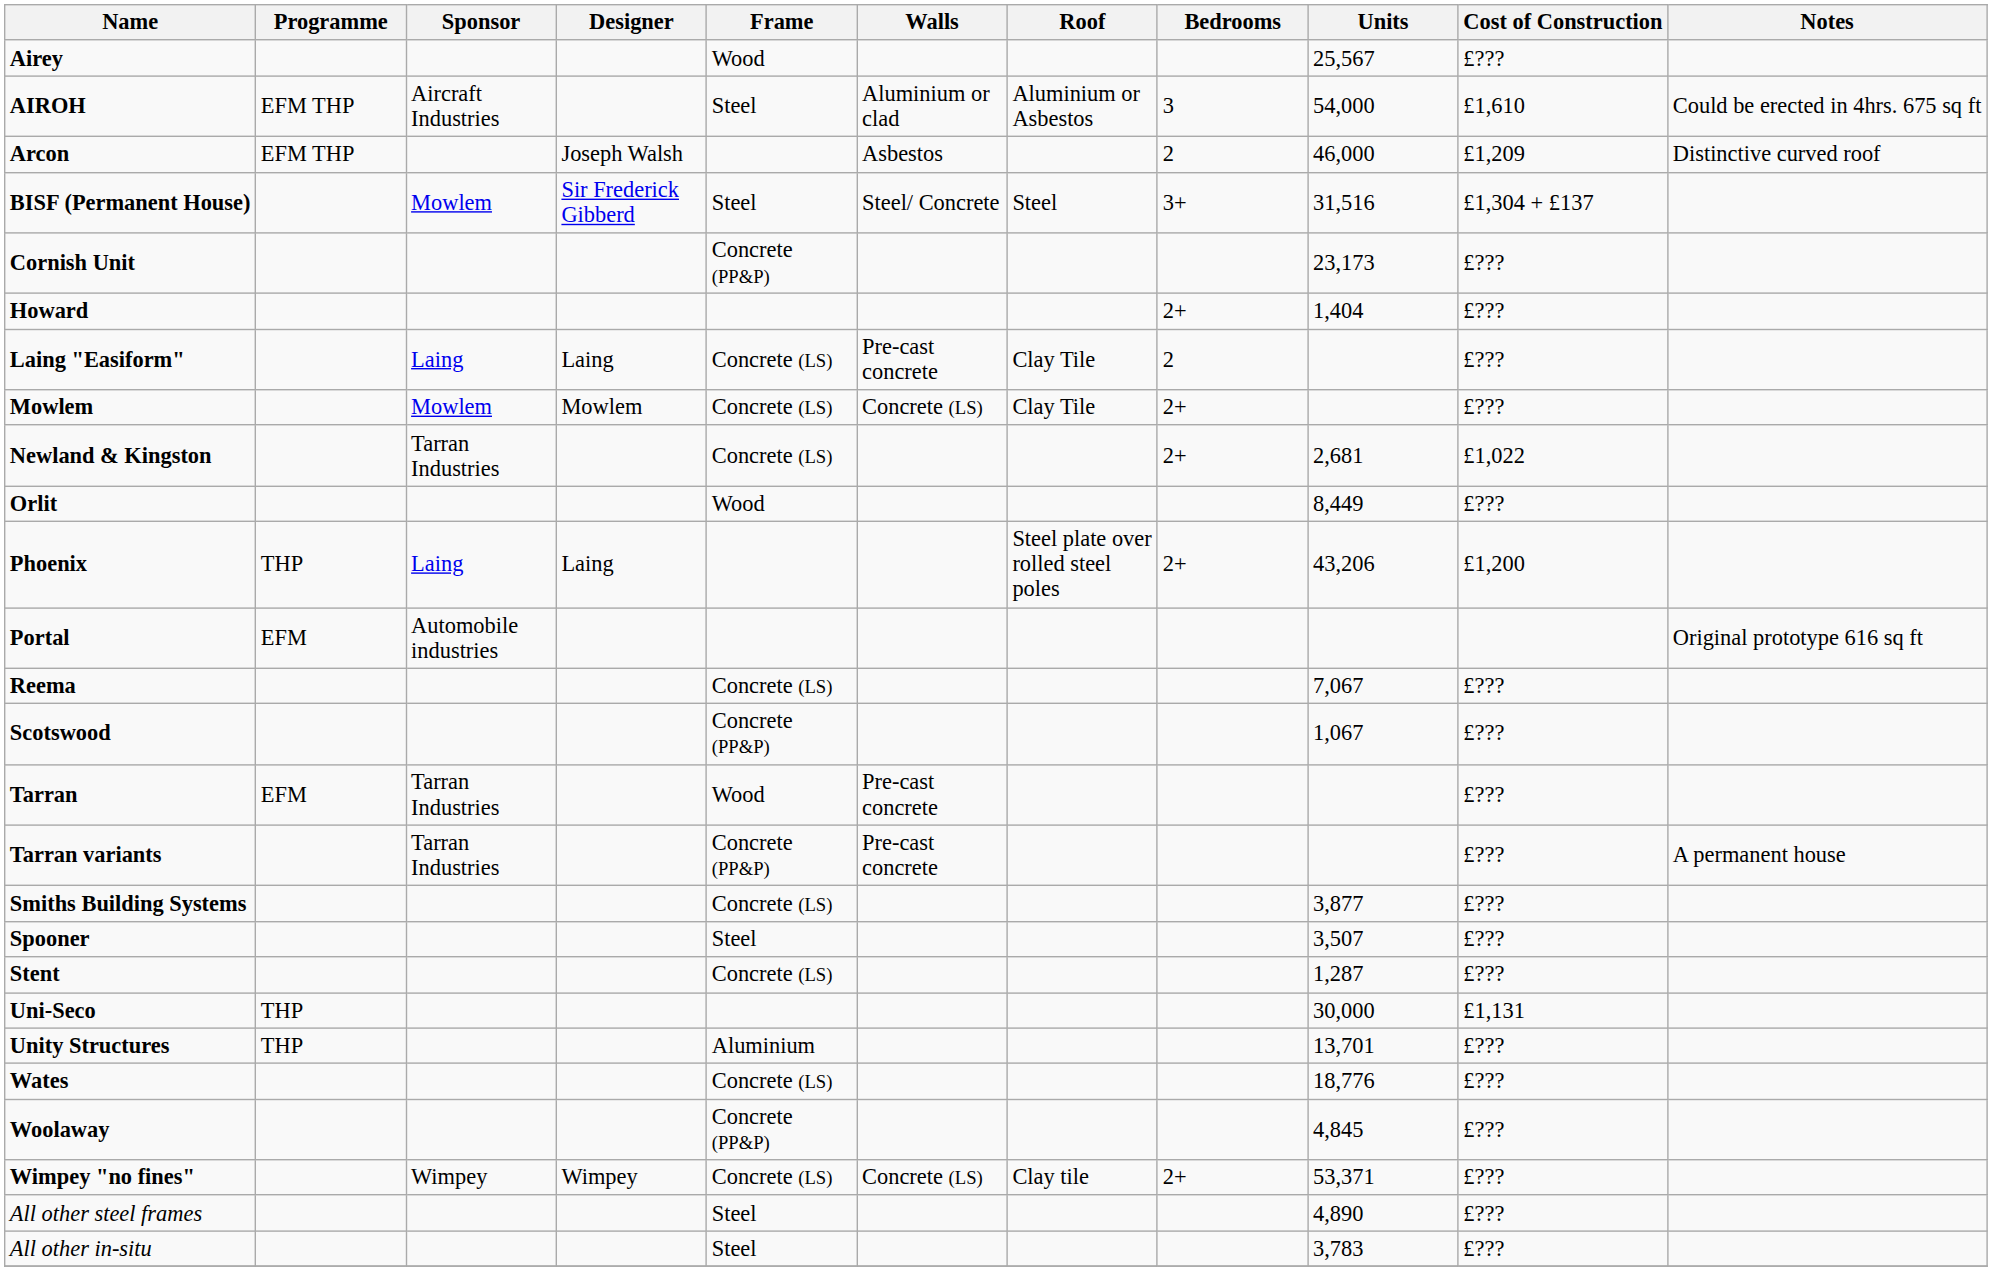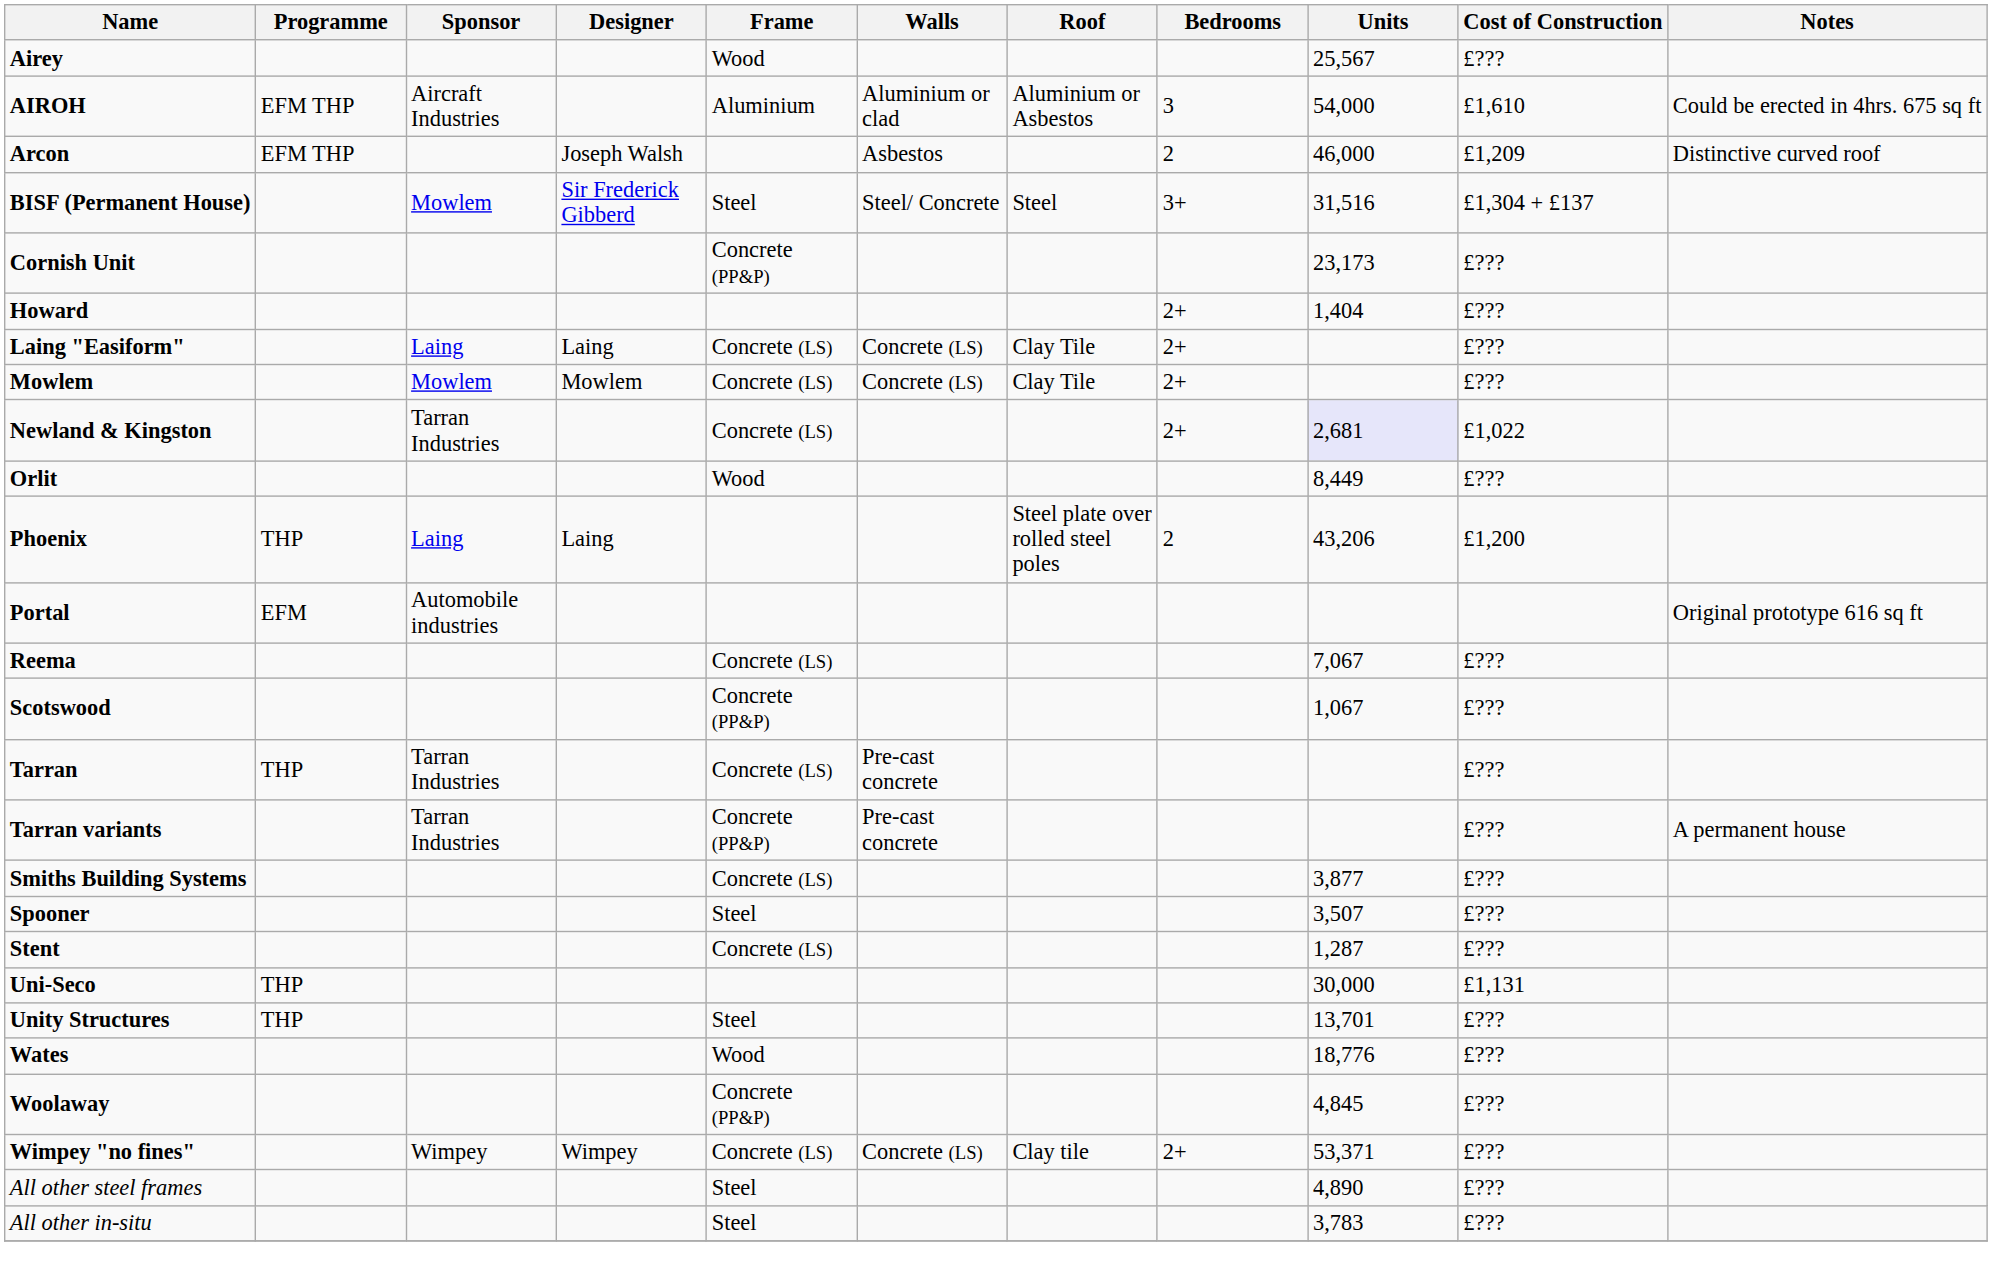(734, 105) Steel -> (763, 105) Aluminium
(900, 359) Pre-cast concrete -> (922, 346) Concrete (LS)
(1168, 359) 2 -> (1175, 346) 2+
(1338, 455) no background -> (1338, 430) lavender background
(1175, 564) 2+ -> (1168, 539) 2
(284, 794) EFM -> (282, 769) THP
(738, 794) Wood -> (772, 769) Concrete (LS)
(763, 1045) Aluminium -> (734, 1020) Steel
(772, 1081) Concrete (LS) -> (738, 1055) Wood
